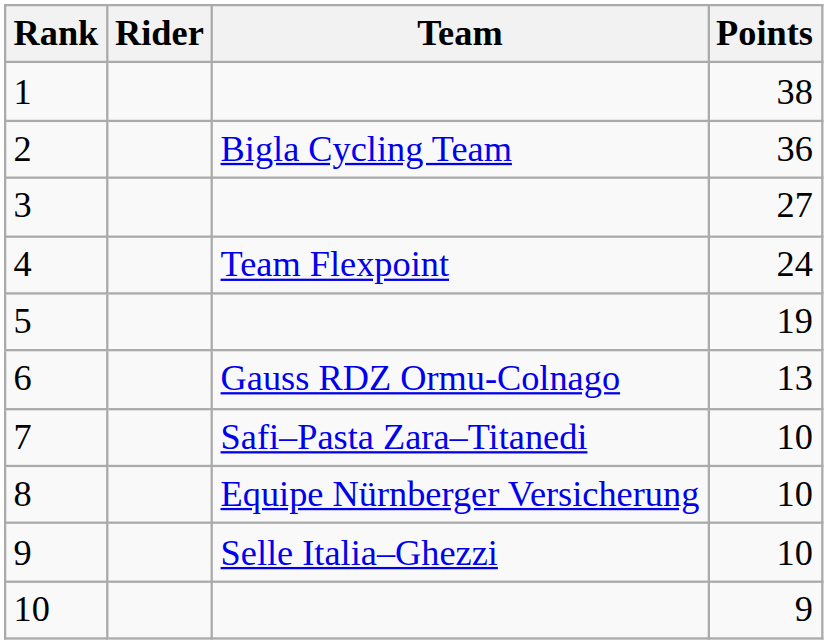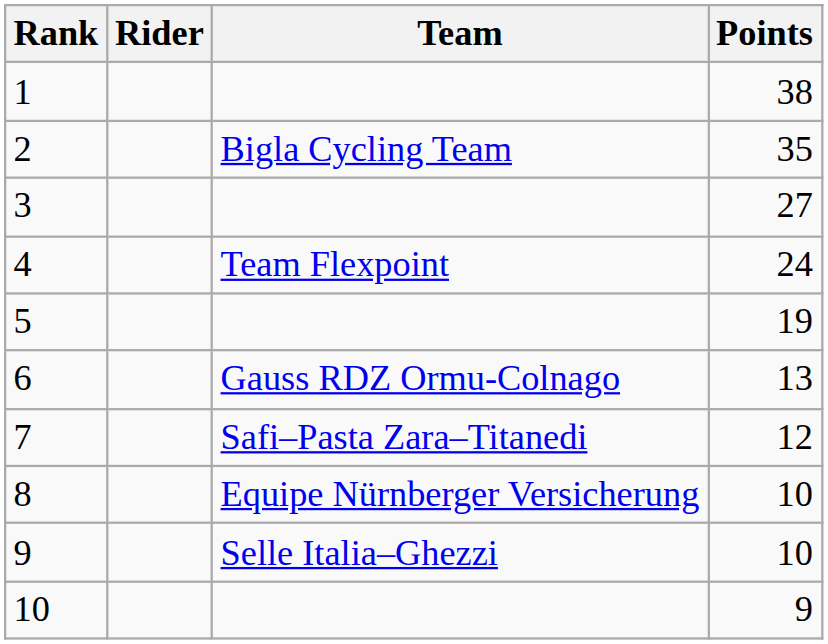(795, 148) 36 -> (795, 148) 35
(795, 436) 10 -> (795, 436) 12
